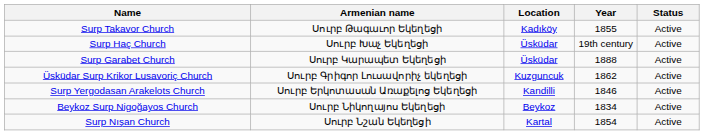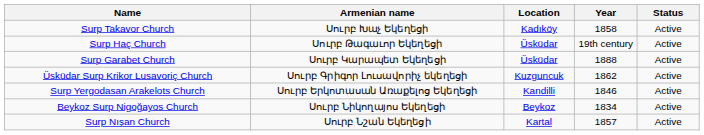(377, 28) Սուրբ Թագաւոր Եկեղեցի -> (377, 28) Սուրբ Խաչ Եկեղեցի
(606, 28) 1855 -> (606, 28) 1858
(377, 44) Սուրբ Խաչ Եկեղեցի -> (377, 44) Սուրբ Թագաւոր Եկեղեցի
(606, 122) 1854 -> (606, 122) 1857
